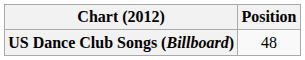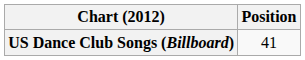(269, 42) 48 -> (269, 42) 41
